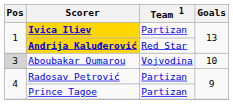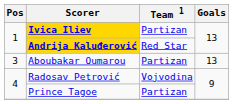(15, 61) lightgrey background -> (15, 61) no background
(167, 61) Vojvodina -> (164, 61) Partizan
(212, 61) 10 -> (212, 61) 13
(164, 76) Partizan -> (167, 76) Vojvodina
